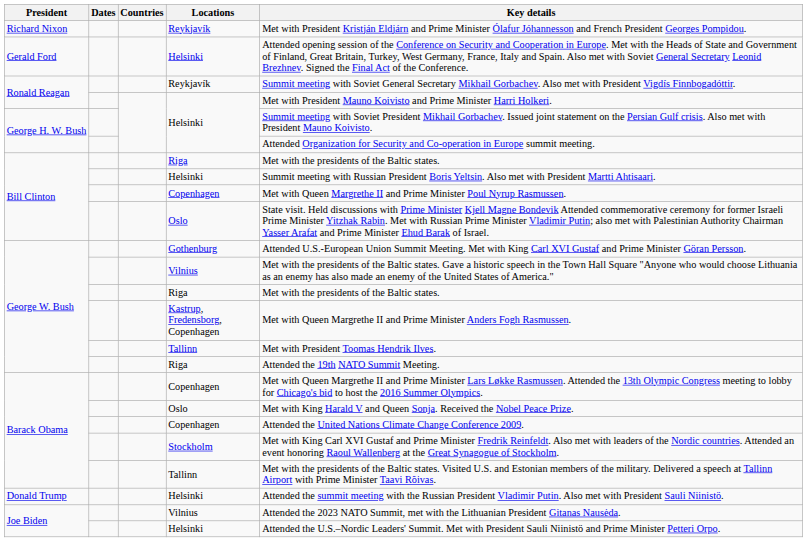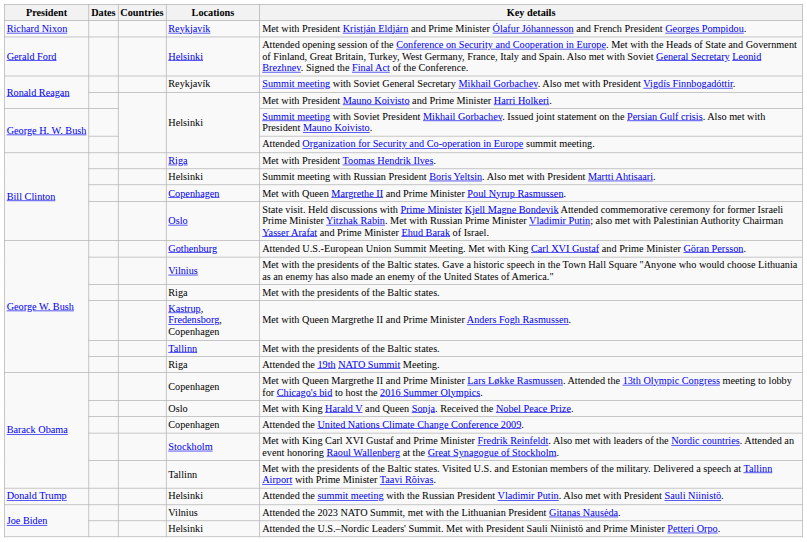(351, 160) Met with the presidents of the Baltic states. -> (349, 160) Met with President Toomas Hendrik Ilves.
(349, 348) Met with President Toomas Hendrik Ilves. -> (351, 348) Met with the presidents of the Baltic states.
